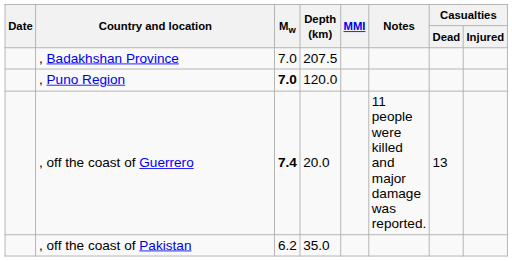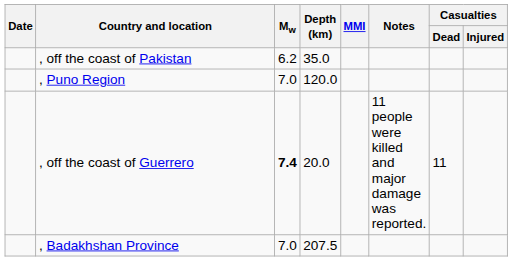rows swapped: (115, 245) <-> (109, 58)
(287, 79) bold -> (287, 79) normal
(440, 162) 13 -> (440, 162) 11
